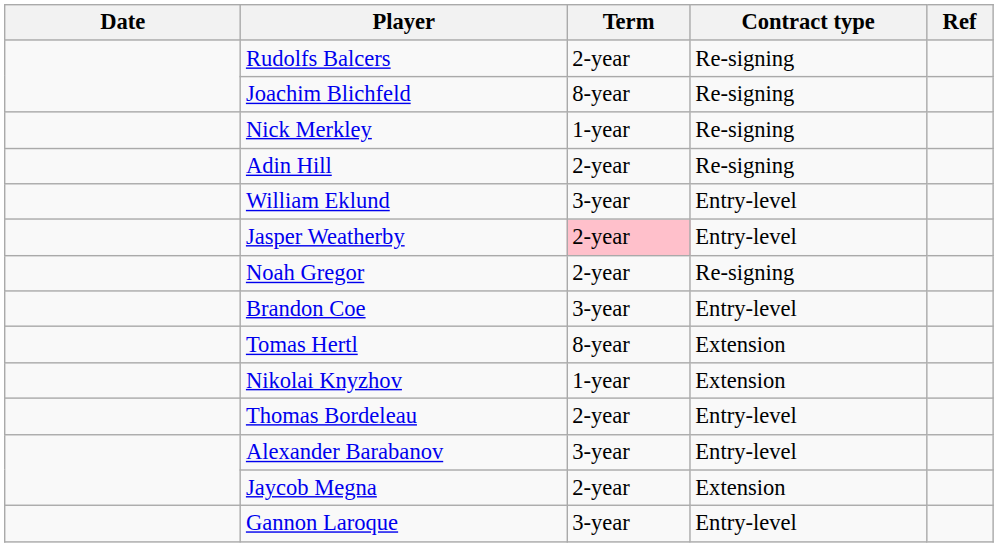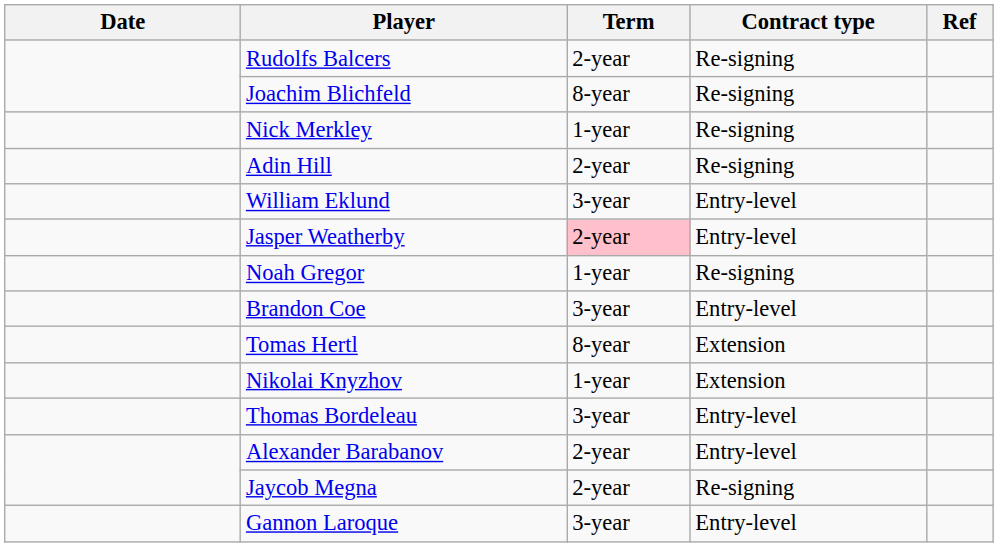(601, 272) 2-year -> (601, 272) 1-year
(601, 415) 2-year -> (601, 415) 3-year
(601, 451) 3-year -> (601, 451) 2-year
(740, 487) Extension -> (745, 487) Re-signing
